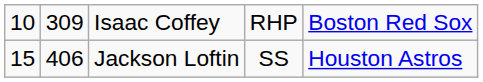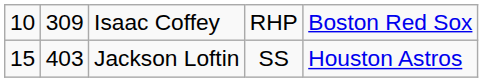(65, 58) 406 -> (65, 58) 403
